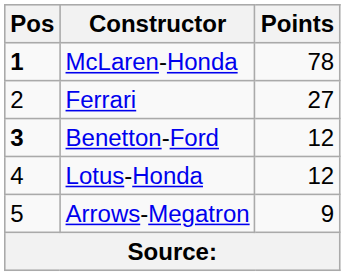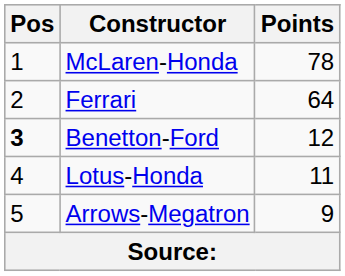(17, 62) bold -> (17, 62) normal
(321, 100) 27 -> (321, 100) 64
(321, 176) 12 -> (322, 176) 11
